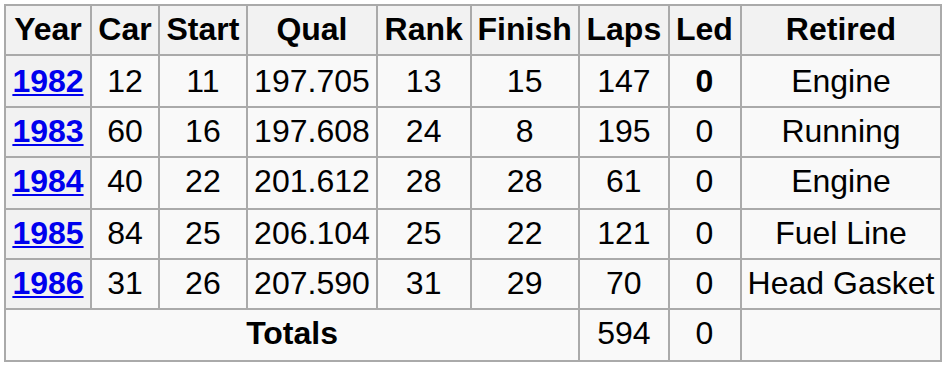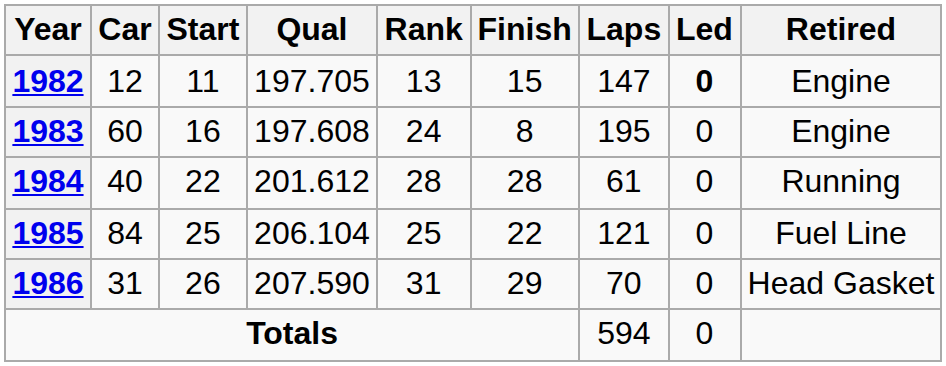(841, 131) Running -> (841, 131) Engine
(841, 182) Engine -> (841, 182) Running
